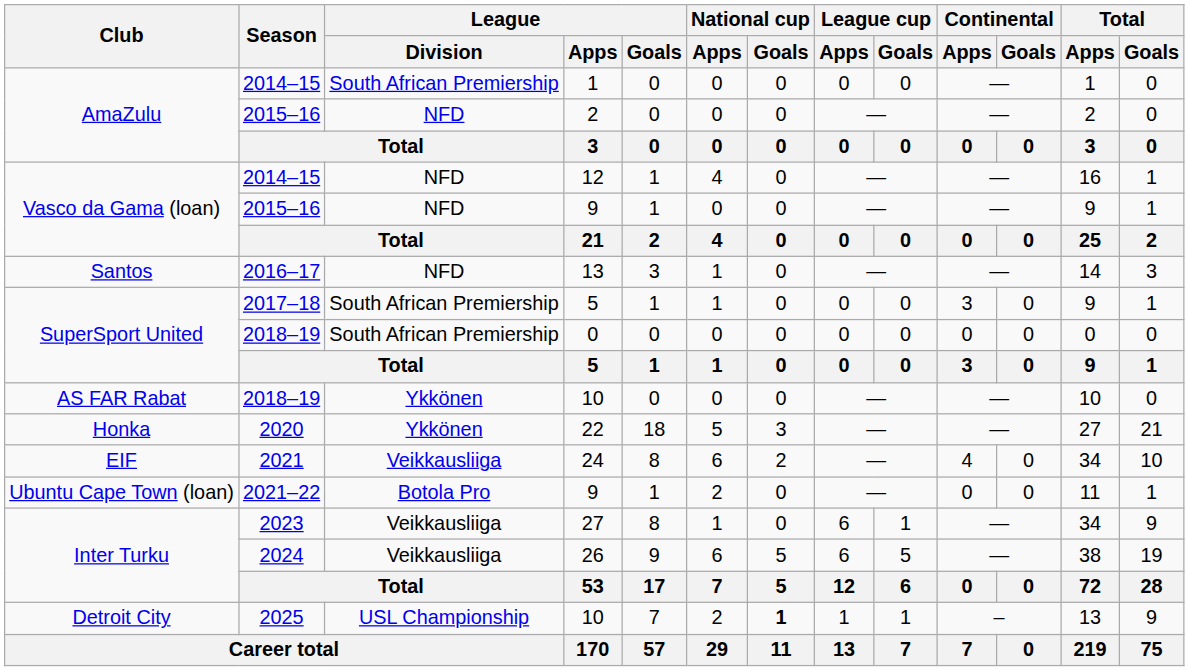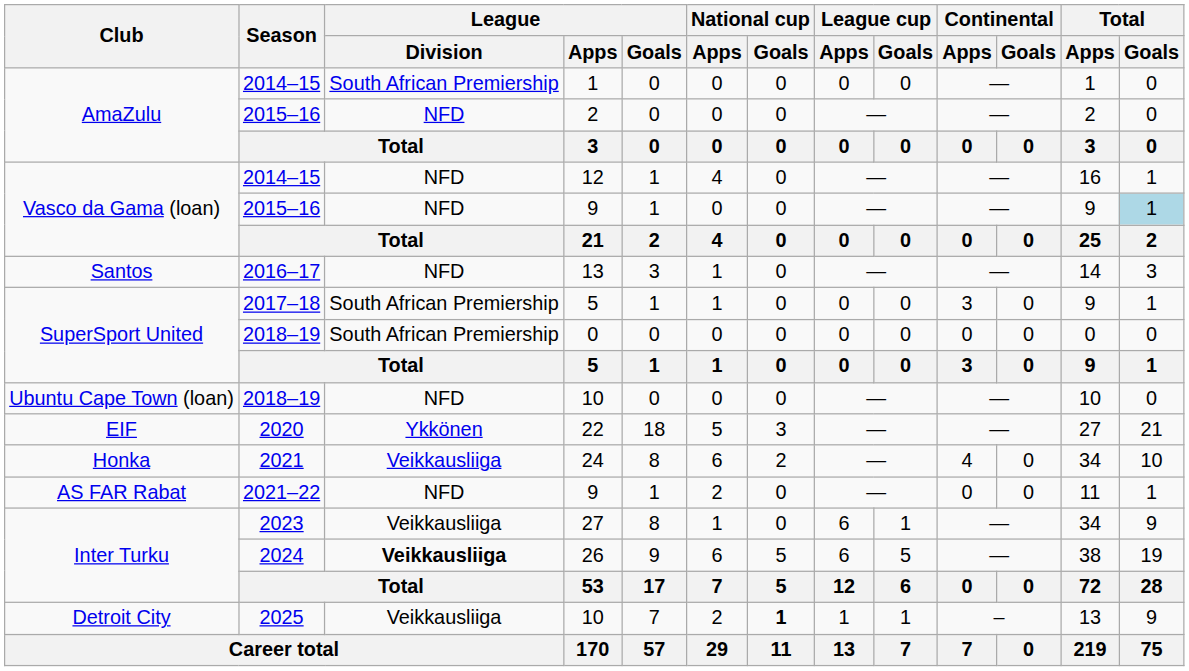(1152, 209) no background -> (1152, 209) lightblue background
(121, 397) AS FAR Rabat -> (122, 397) Ubuntu Cape Town (loan)
(444, 397) Ykkönen -> (444, 397) NFD
(122, 429) Honka -> (121, 429) EIF
(121, 460) EIF -> (122, 460) Honka
(122, 492) Ubuntu Cape Town (loan) -> (121, 492) AS FAR Rabat
(444, 492) Botola Pro -> (444, 492) NFD
(444, 555) normal -> (444, 555) bold
(444, 618) USL Championship -> (444, 618) Veikkausliiga
